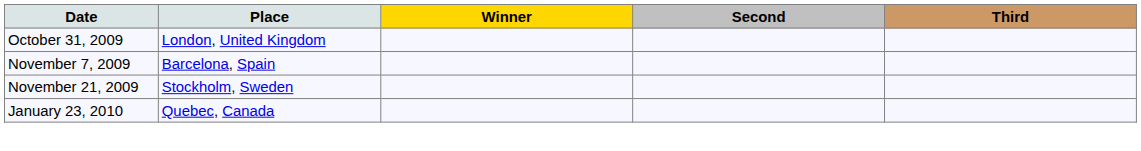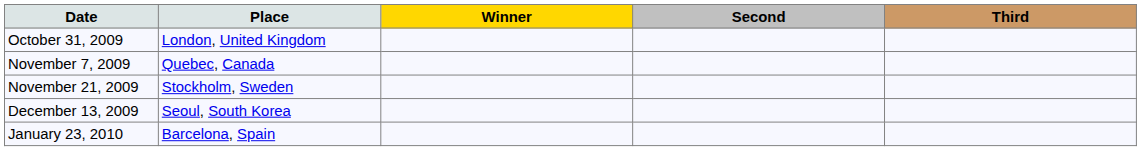(218, 63) Barcelona, Spain -> (218, 63) Quebec, Canada
+ row: (73, 110)
(218, 110) Quebec, Canada -> (218, 134) Barcelona, Spain
